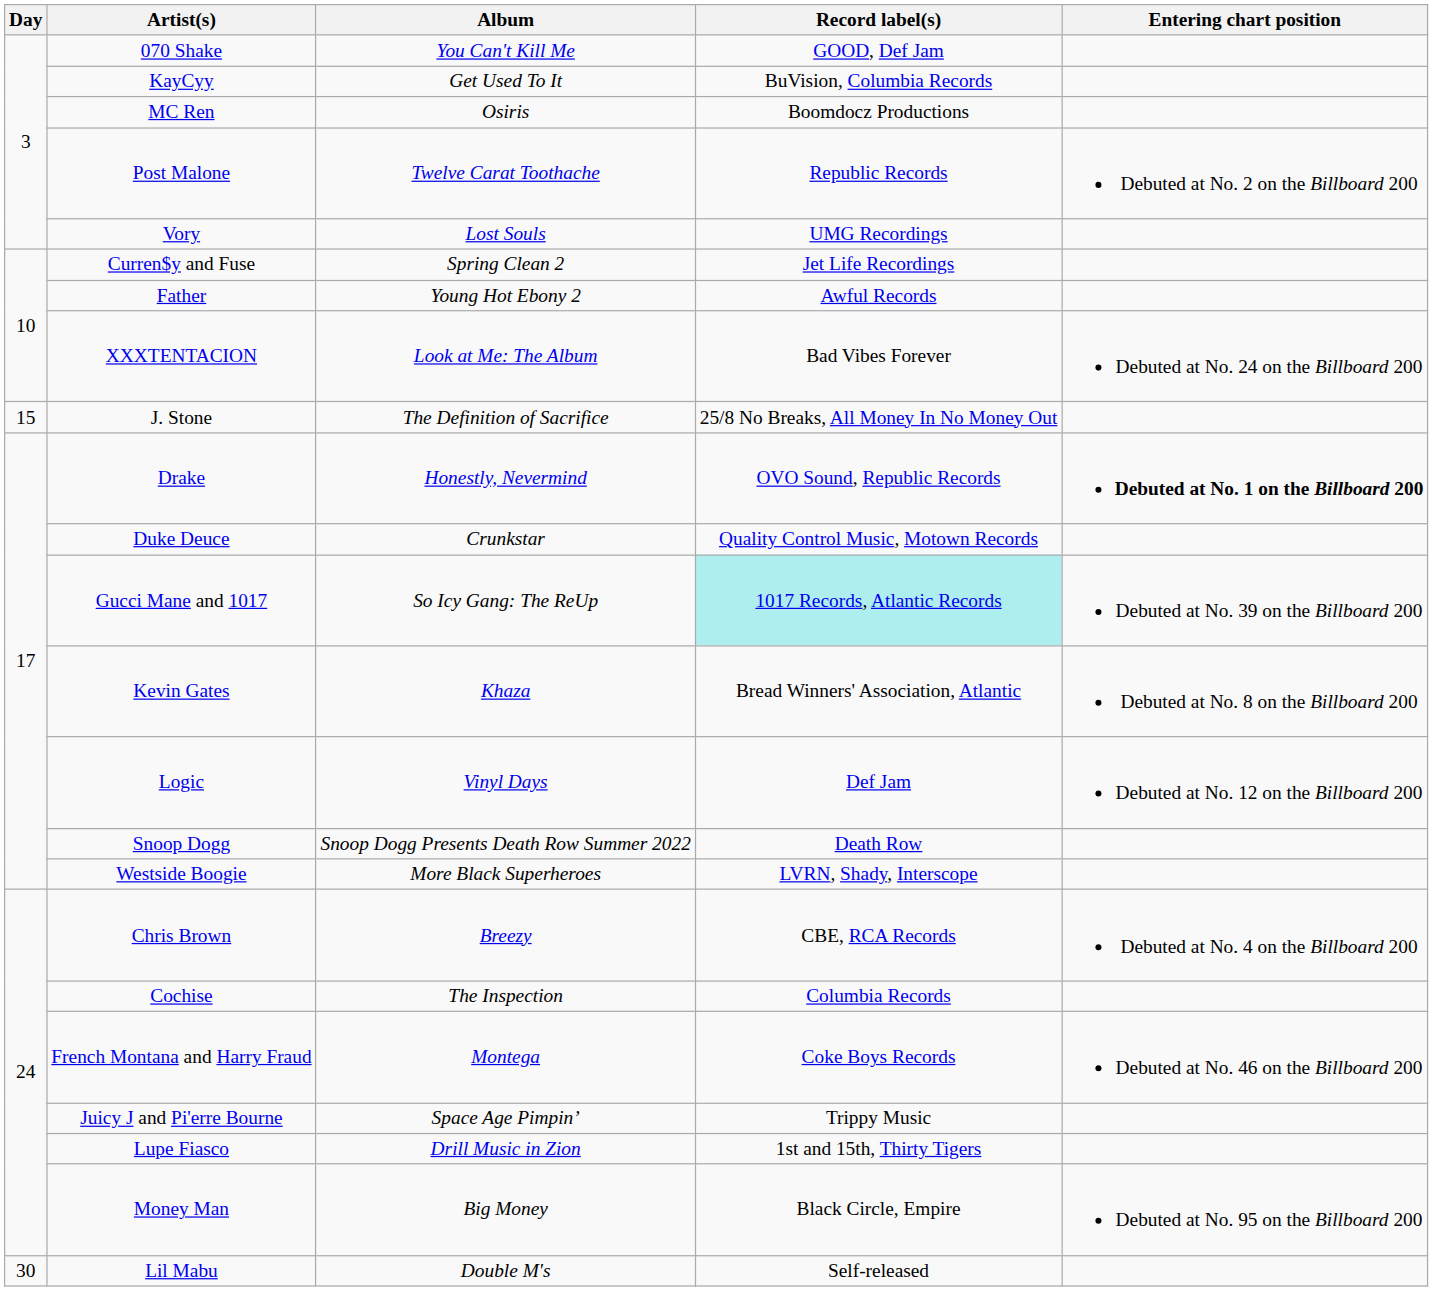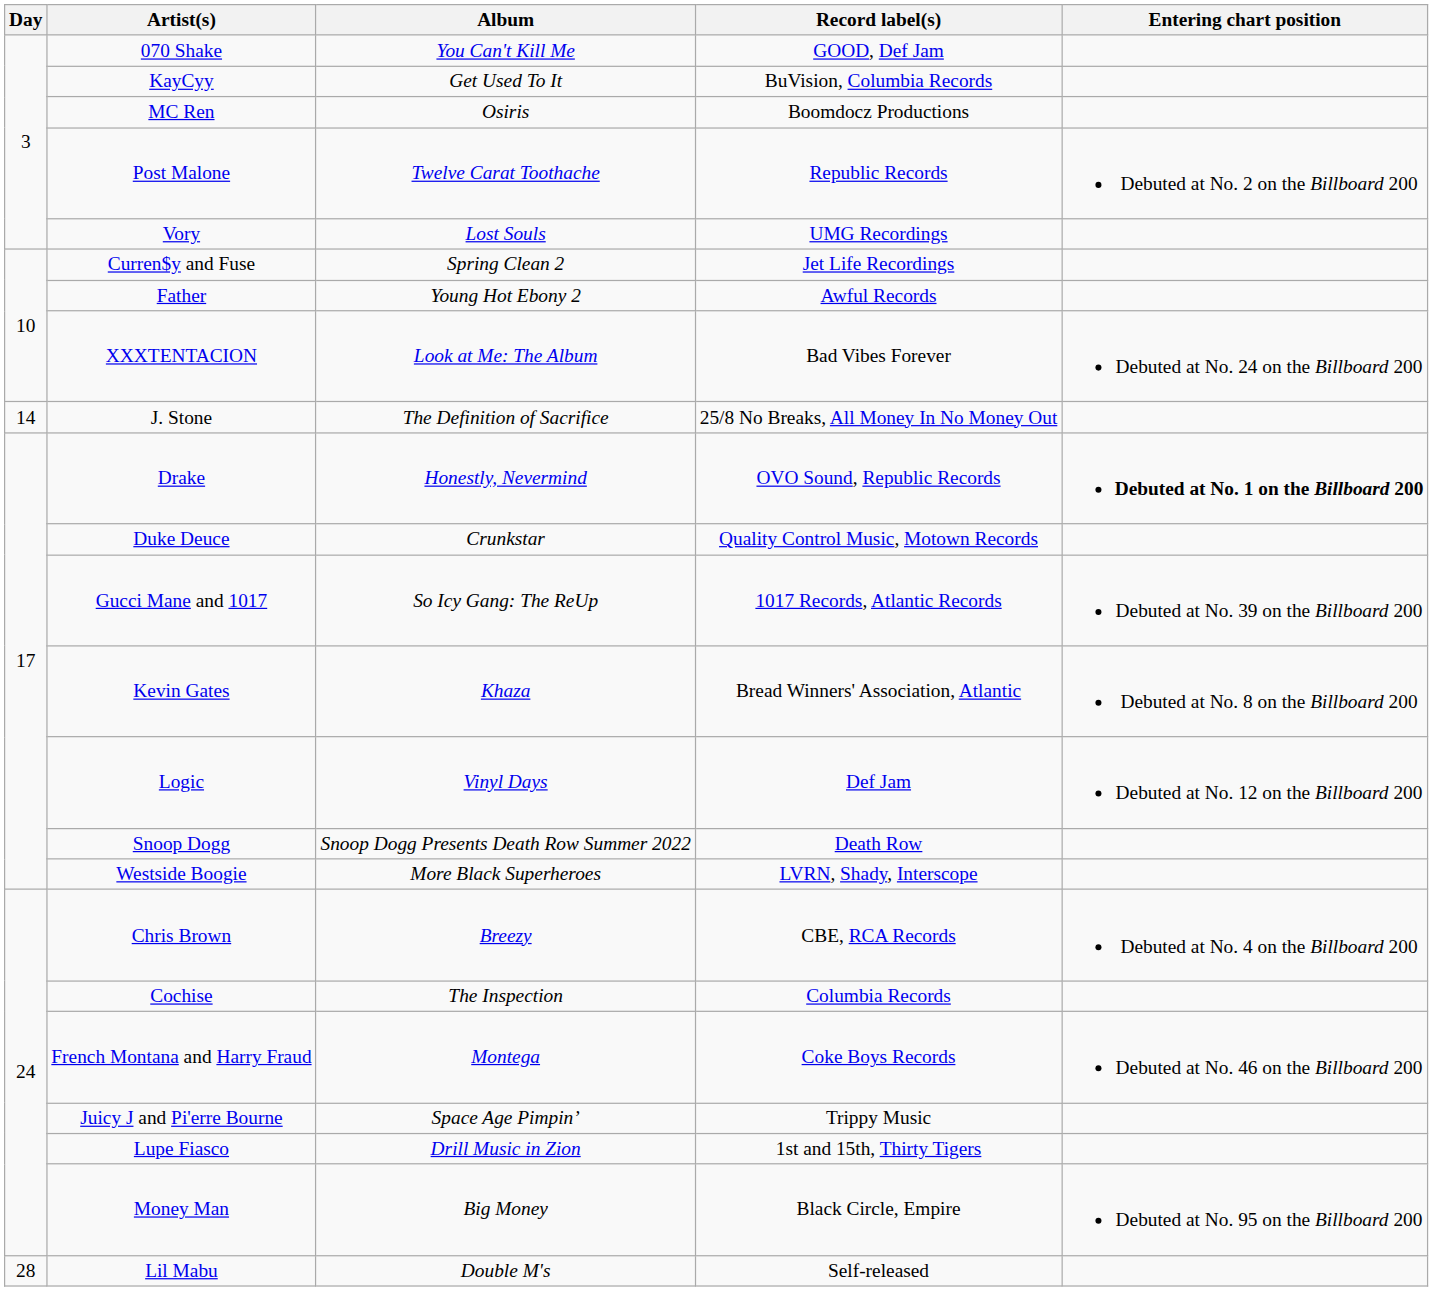(26, 417) 15 -> (26, 417) 14
(879, 600) paleturquoise background -> (879, 600) no background
(26, 1270) 30 -> (26, 1270) 28
